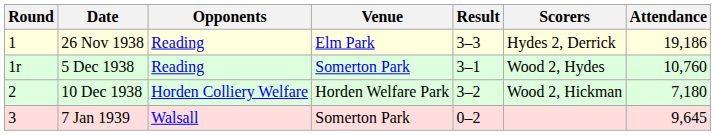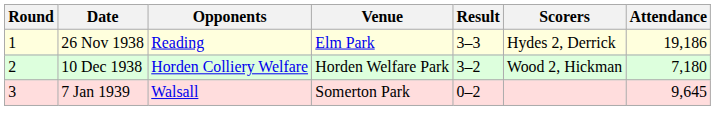- row: (98, 67)
